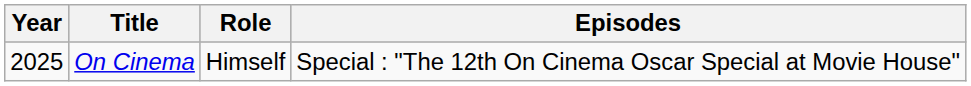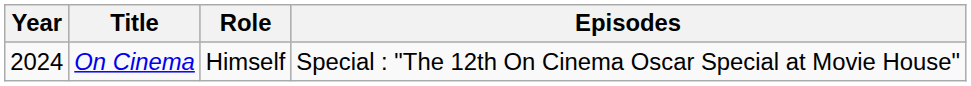(37, 61) 2025 -> (37, 61) 2024
